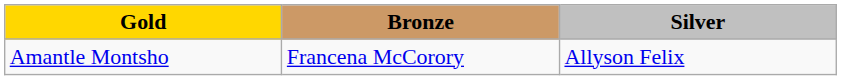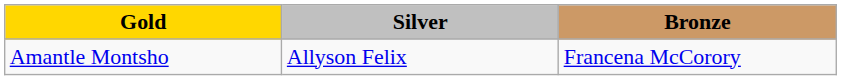columns swapped: (698, 21) <-> (421, 21)
